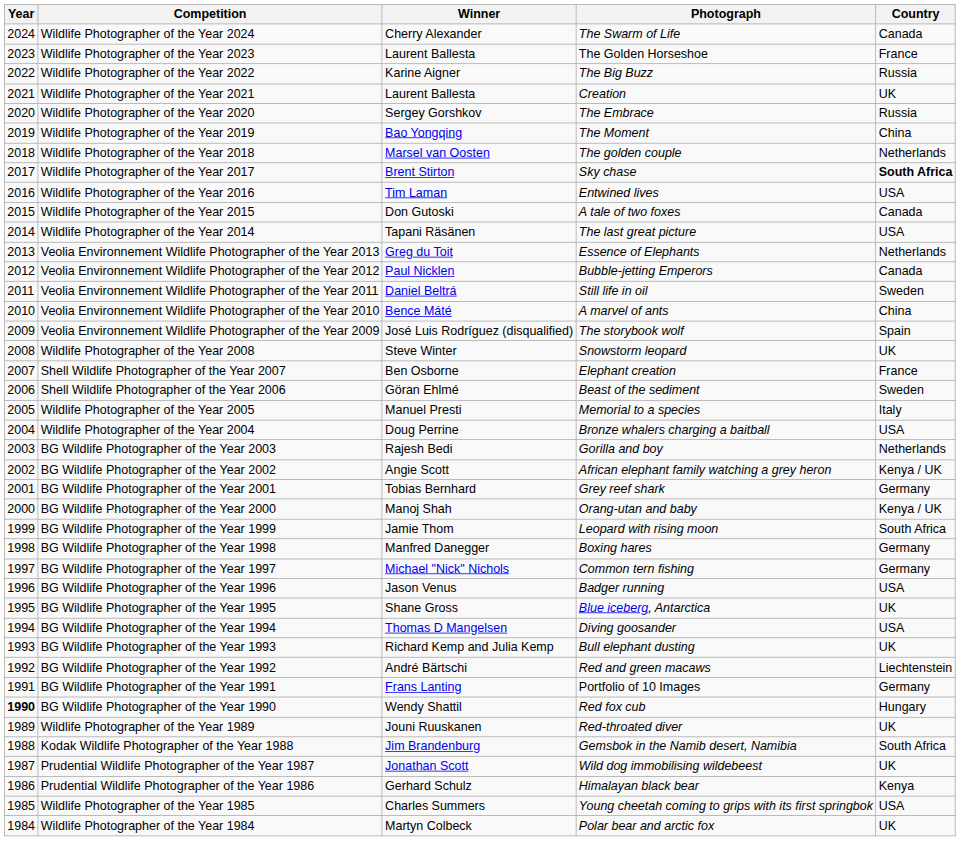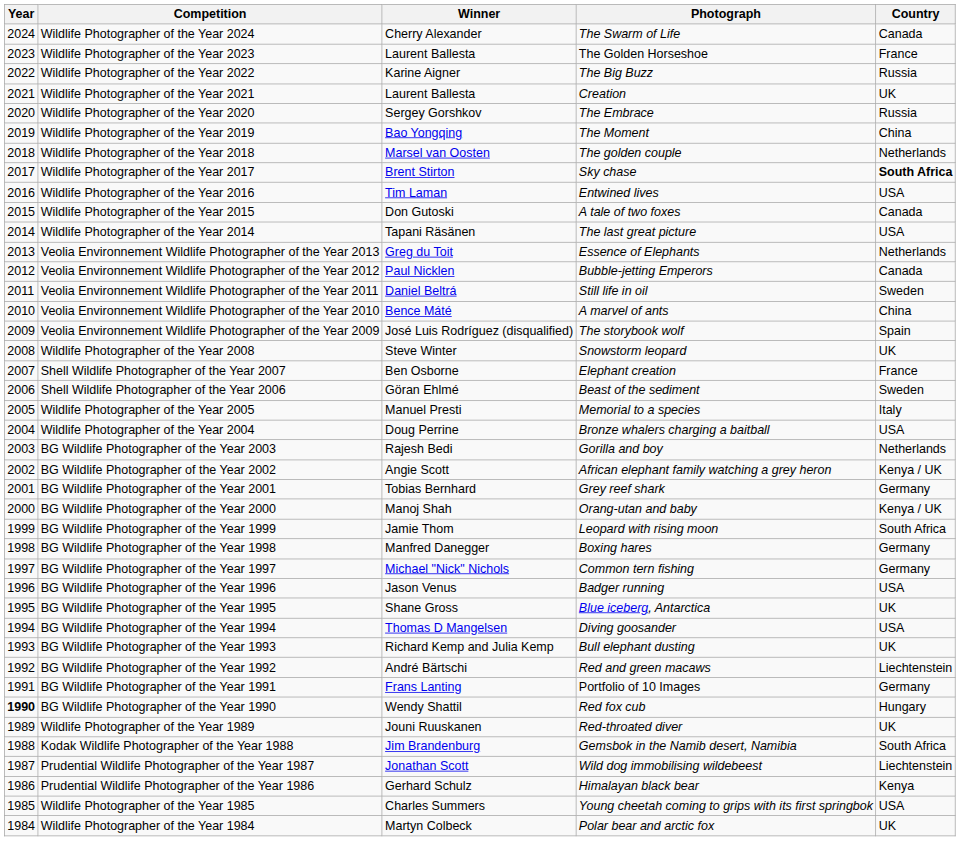(887, 766) UK -> (916, 766) Liechtenstein
